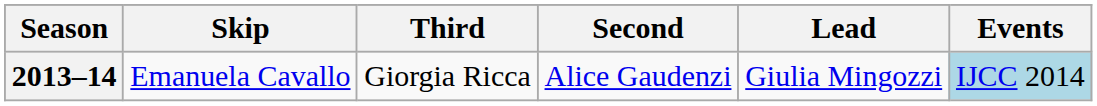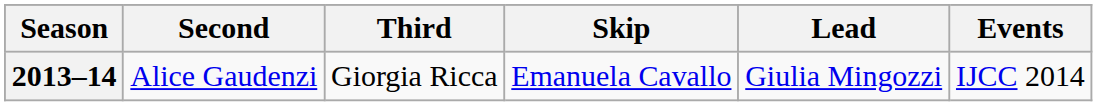columns swapped: (240, 28) <-> (638, 28)
(1020, 75) lightblue background -> (1020, 75) no background
